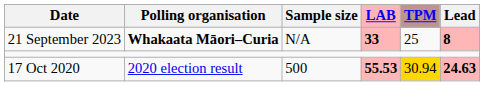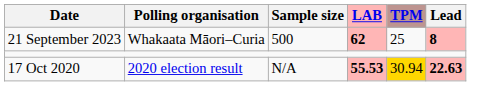(203, 39) bold -> (196, 39) normal
(298, 39) N/A -> (282, 39) 500
(372, 39) 33 -> (358, 39) 62
(296, 68) 500 -> (284, 68) N/A
(460, 68) 24.63 -> (446, 68) 22.63
